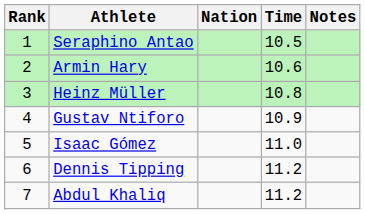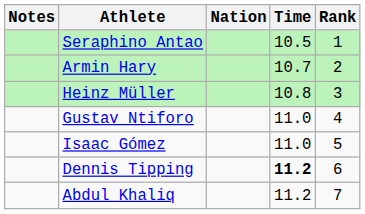columns swapped: (27, 17) <-> (333, 17)
(283, 68) 10.6 -> (293, 68) 10.7
(283, 119) 10.9 -> (293, 119) 11.0
(283, 170) normal -> (293, 170) bold
